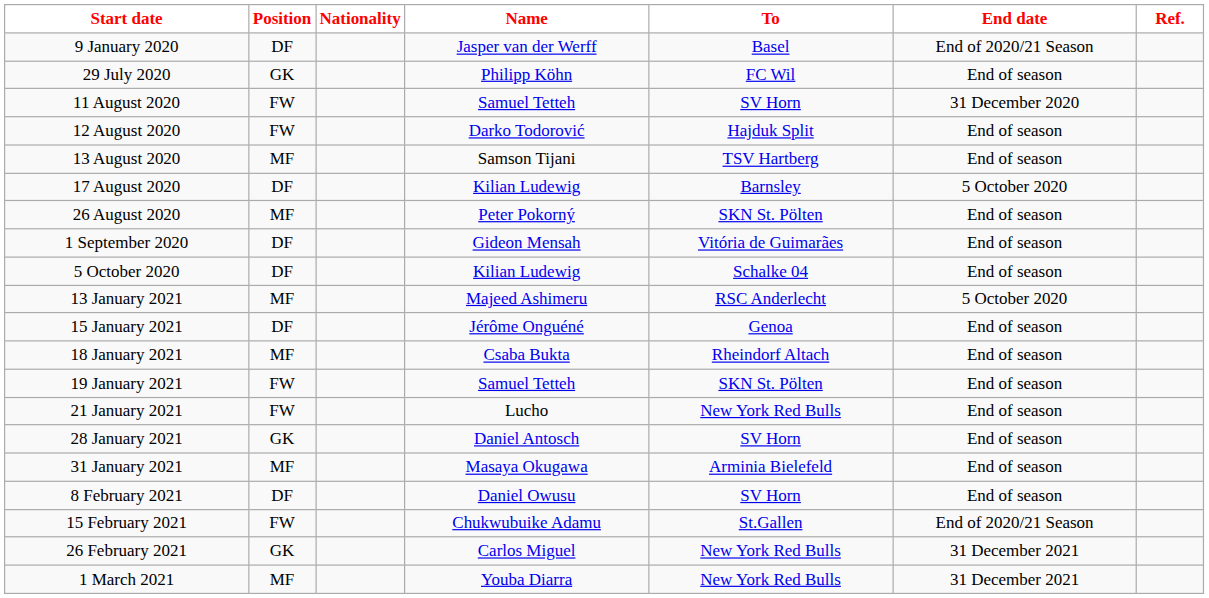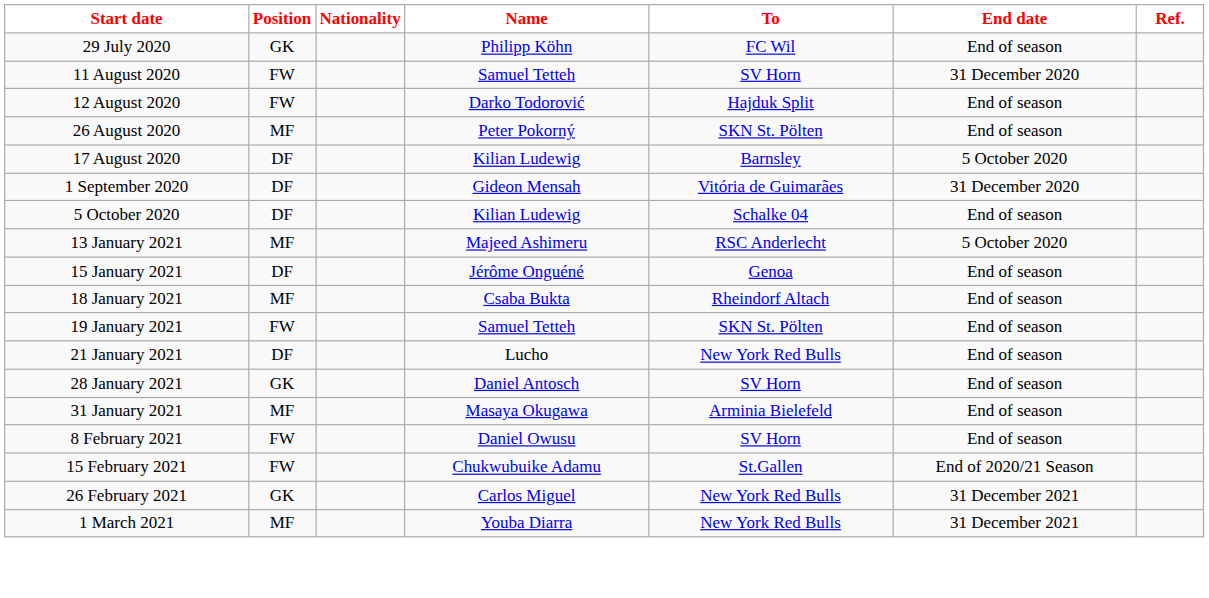- row: (127, 46)
- row: (127, 159)
rows swapped: (127, 187) <-> (127, 215)
(1015, 243) End of season -> (1015, 187) 31 December 2020
(282, 411) FW -> (282, 355) DF
(282, 495) DF -> (282, 439) FW
